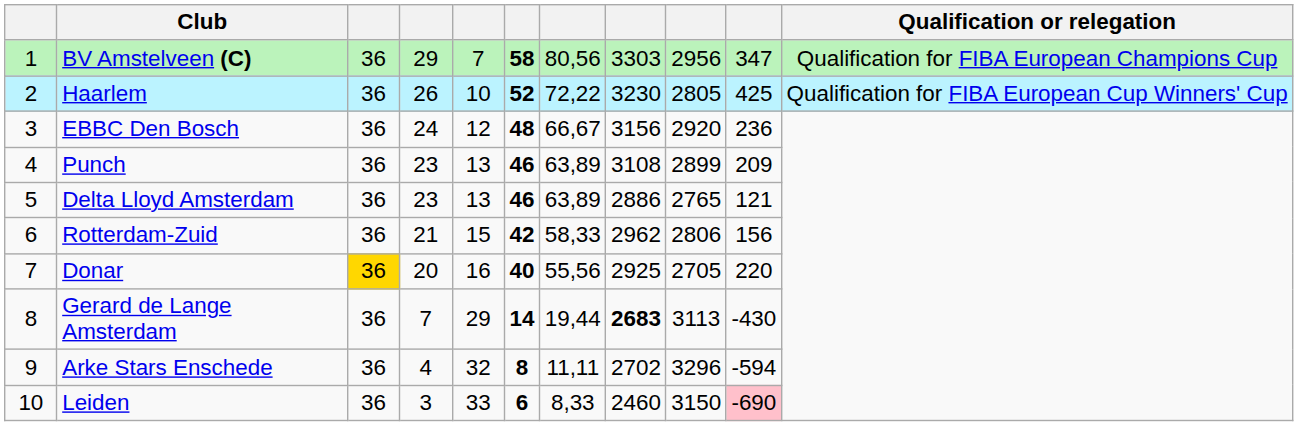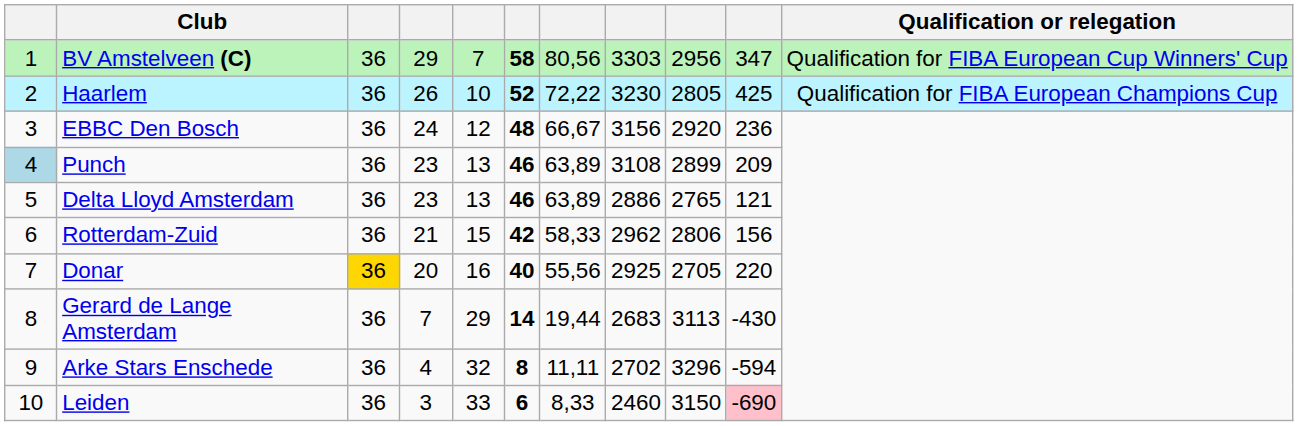(1037, 57) Qualification for FIBA European Champions Cup -> (1037, 57) Qualification for FIBA European Cup Winners' Cup
(1037, 93) Qualification for FIBA European Cup Winners' Cup -> (1037, 93) Qualification for FIBA European Champions Cup
(31, 164) no background -> (31, 164) lightblue background
(636, 319) bold -> (636, 319) normal
